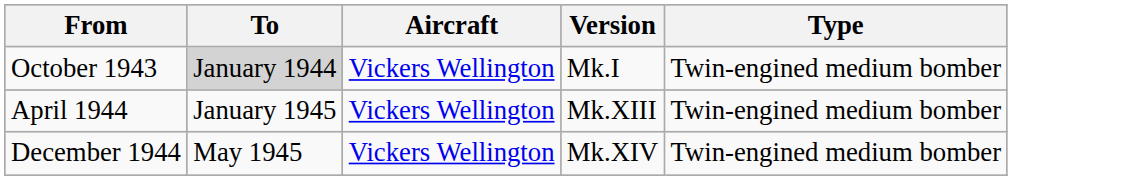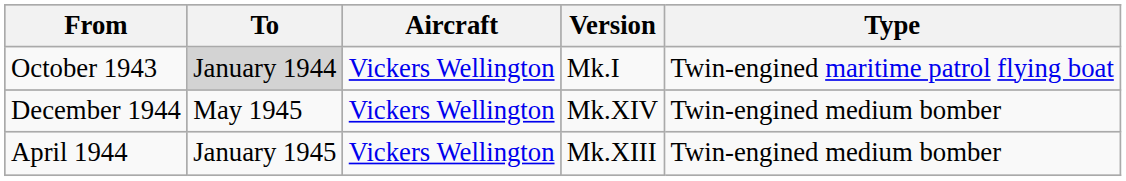(836, 68) Twin-engined medium bomber -> (892, 68) Twin-engined maritime patrol flying boat
rows swapped: (69, 110) <-> (96, 152)
